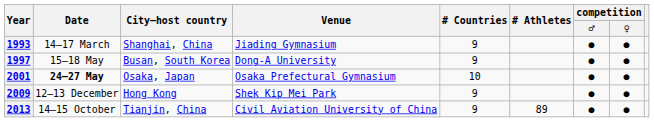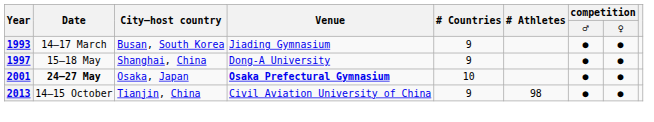(168, 45) Shanghai, China -> (171, 45) Busan, South Korea
(177, 61) Busan, South Korea -> (162, 61) Shanghai, China
(315, 77) normal -> (309, 77) bold
- row: (19, 93)
(542, 109) 89 -> (536, 93) 98
